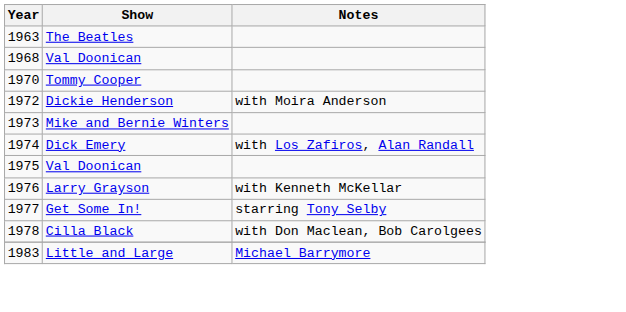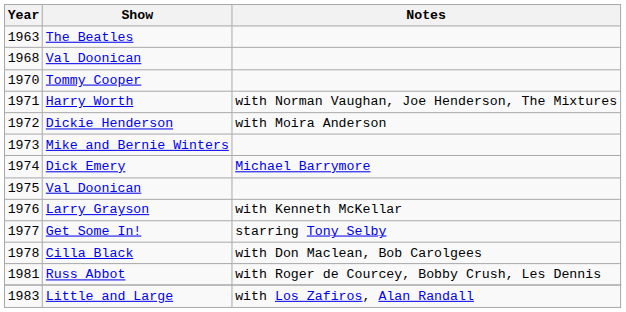+ row: (24, 102)
(355, 145) with Los Zafiros, Alan Randall -> (303, 167) Michael Barrymore
+ row: (24, 275)
(303, 253) Michael Barrymore -> (355, 296) with Los Zafiros, Alan Randall
